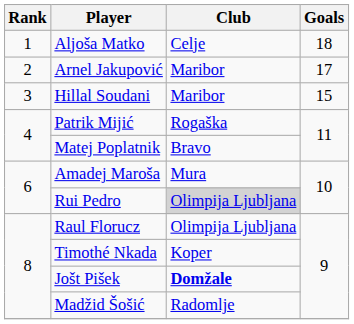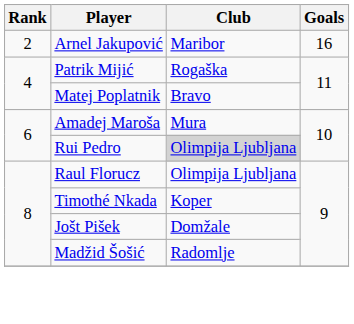- row: (99, 43)
(324, 69) 17 -> (324, 43) 16
- row: (102, 95)
(201, 278) bold -> (200, 226) normal
